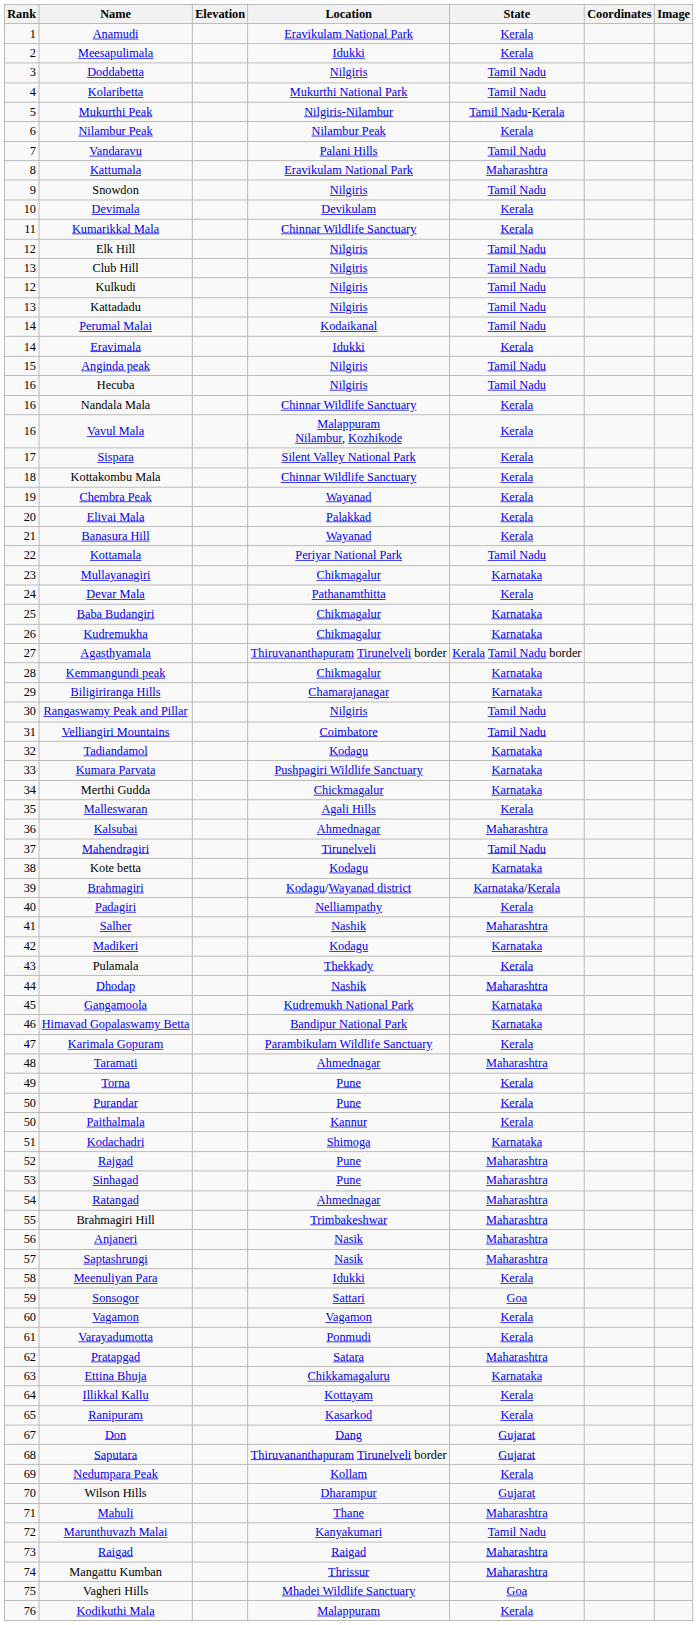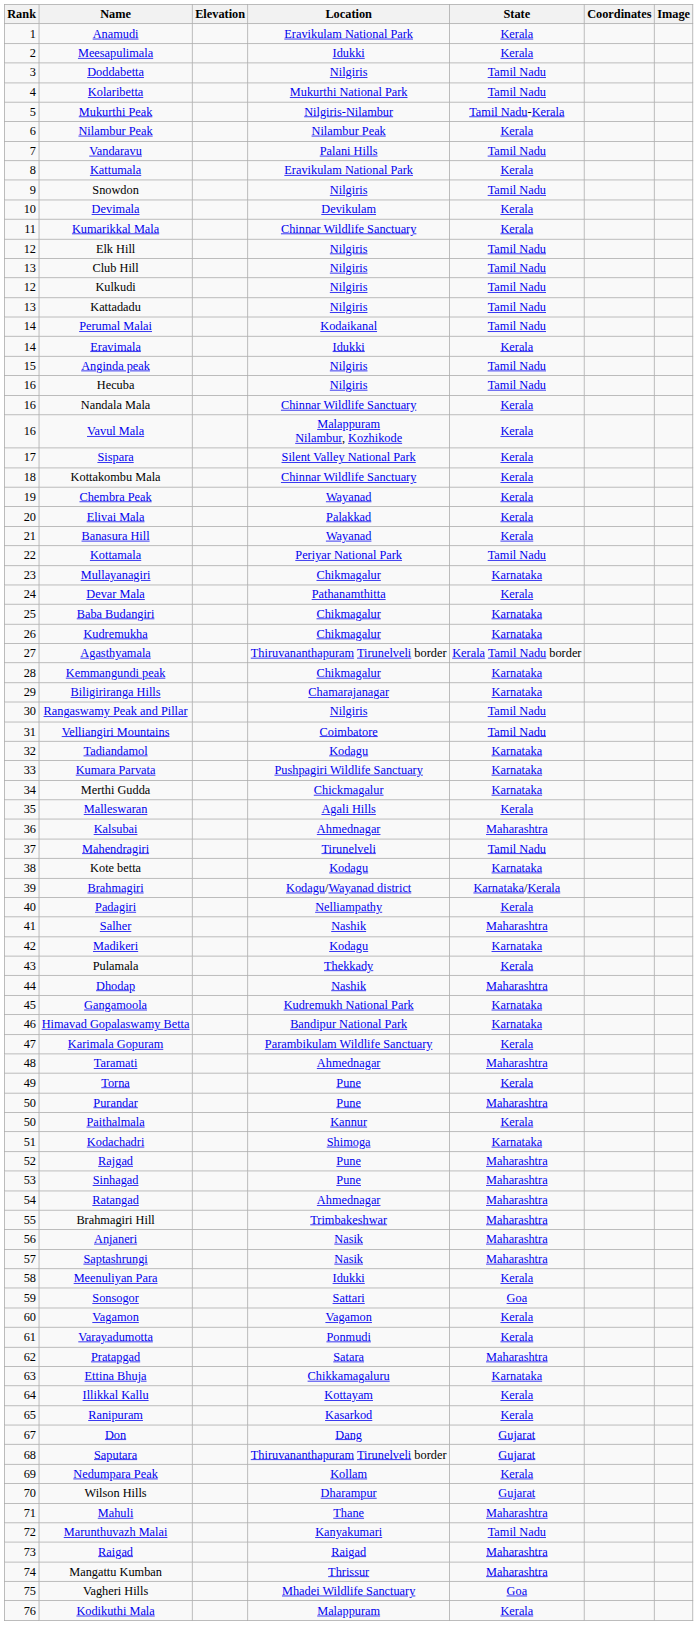(517, 170) Maharashtra -> (517, 170) Kerala
(517, 1102) Kerala -> (517, 1102) Maharashtra
